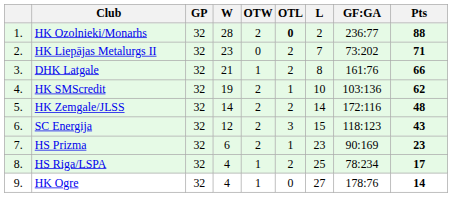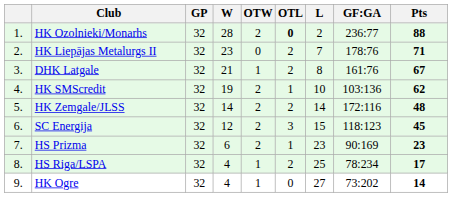(362, 51) 73:202 -> (362, 51) 178:76
(419, 70) 66 -> (419, 70) 67
(419, 126) 43 -> (419, 126) 45
(362, 182) 178:76 -> (362, 182) 73:202
